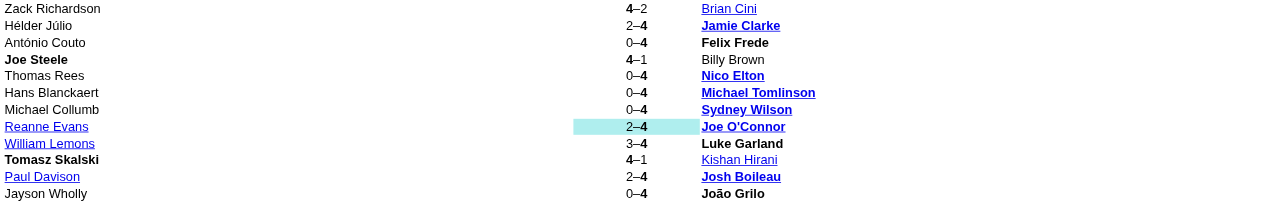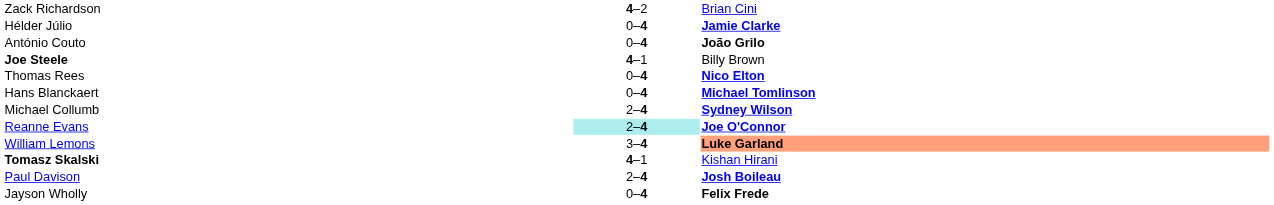(637, 26) 2–4 -> (637, 26) 0–4
(735, 42) Felix Frede -> (733, 42) João Grilo
(637, 110) 0–4 -> (637, 110) 2–4
(742, 143) no background -> (742, 143) lightsalmon background
(733, 194) João Grilo -> (735, 194) Felix Frede
